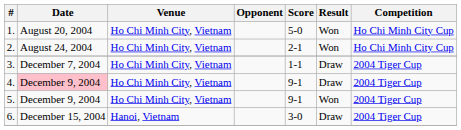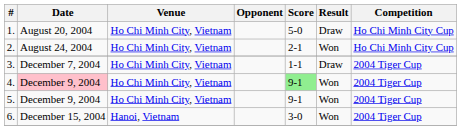(329, 30) Won -> (331, 30) Draw
(295, 82) no background -> (295, 82) lightgreen background
(331, 82) Draw -> (329, 82) Won
(331, 116) Draw -> (329, 116) Won
